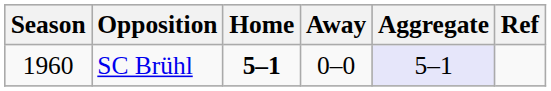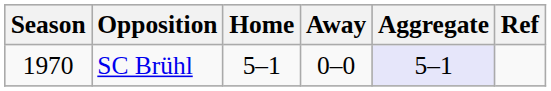(48, 65) 1960 -> (48, 65) 1970
(262, 65) bold -> (262, 65) normal
